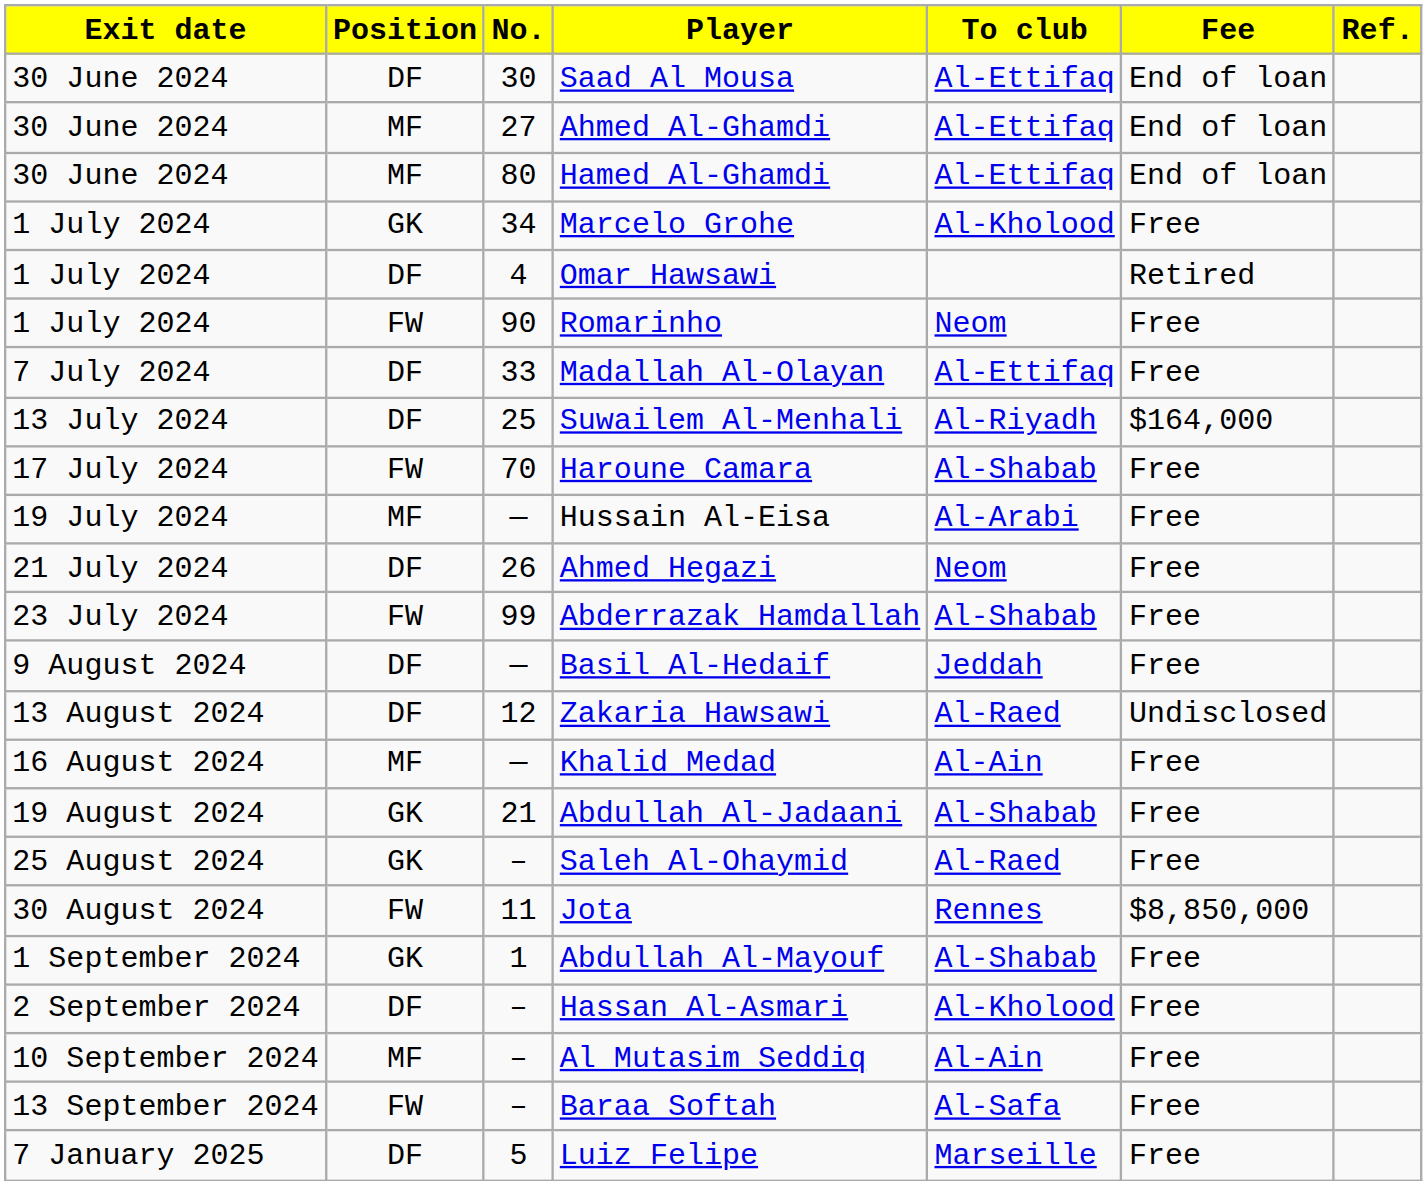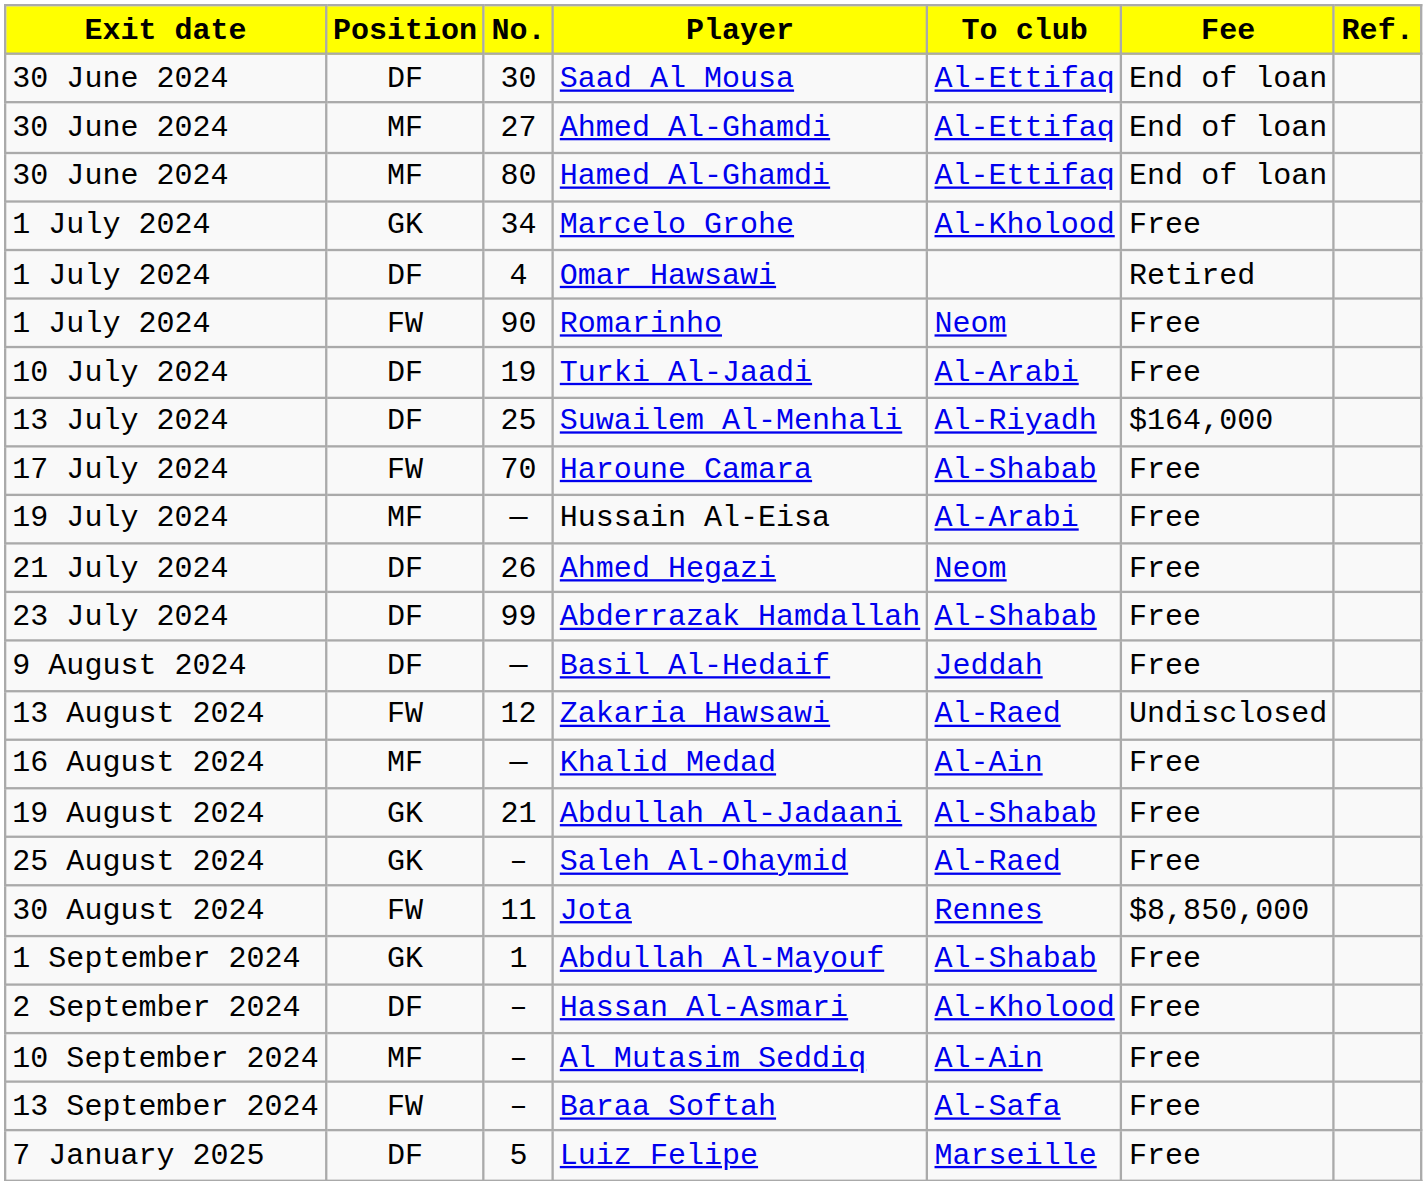- row: (722, 372)
+ row: (686, 372)
(405, 617) FW -> (405, 617) DF
(405, 715) DF -> (405, 715) FW
